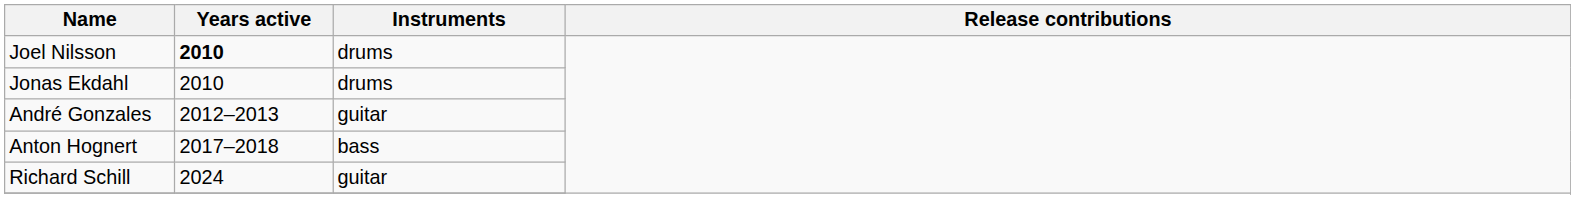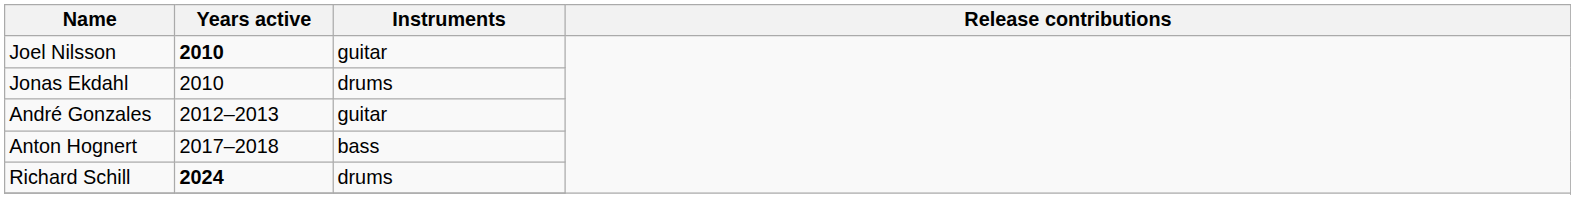(365, 51) drums -> (362, 51) guitar
(202, 177) normal -> (202, 177) bold
(362, 177) guitar -> (365, 177) drums
